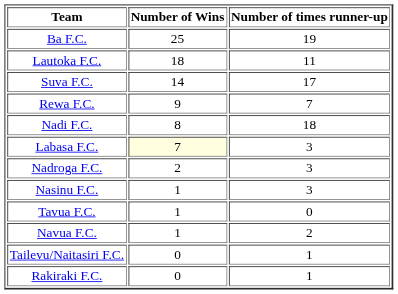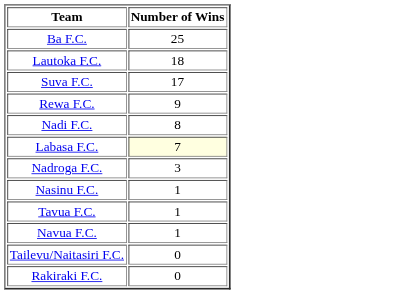- column: (309, 17)
(177, 82) 14 -> (177, 82) 17
(177, 168) 2 -> (177, 168) 3
